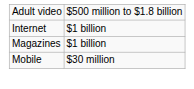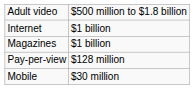+ row: (37, 60)
